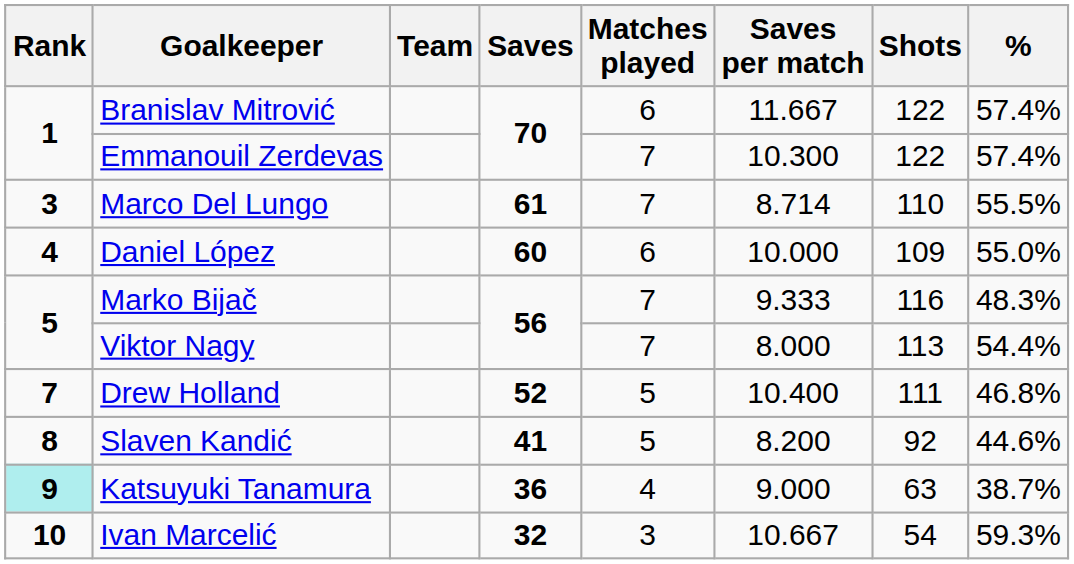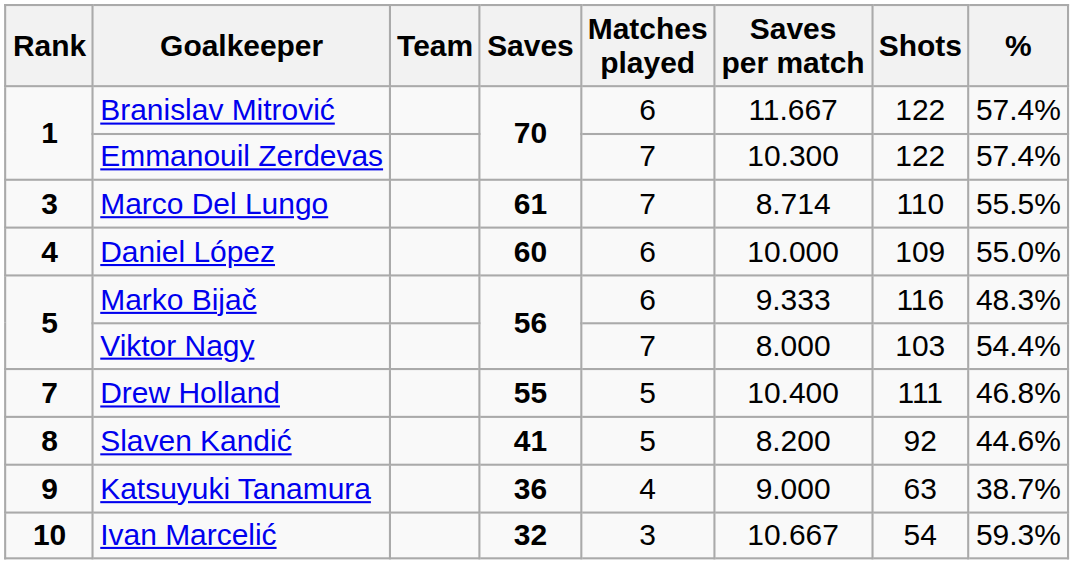(648, 299) 7 -> (648, 299) 6
(920, 346) 113 -> (920, 346) 103
(530, 394) 52 -> (530, 394) 55
(50, 488) paleturquoise background -> (50, 488) no background
